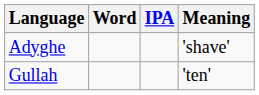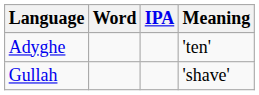(206, 47) 'shave' -> (197, 47) 'ten'
(197, 75) 'ten' -> (206, 75) 'shave'
